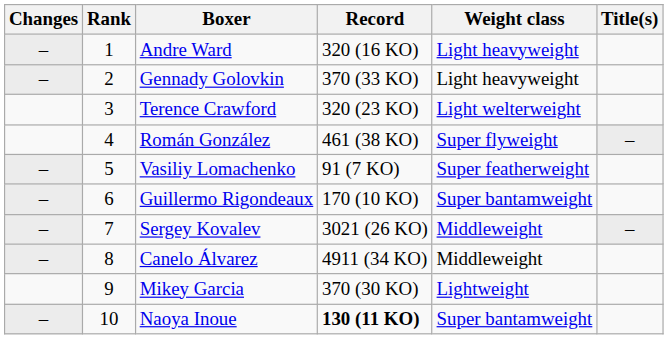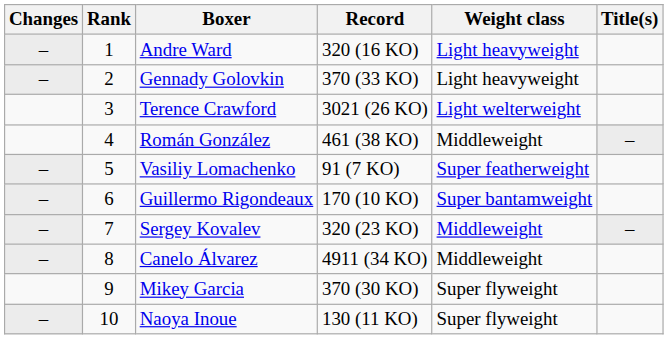(370, 109) 320 (23 KO) -> (375, 109) 3021 (26 KO)
(497, 139) Super flyweight -> (490, 139) Middleweight
(375, 229) 3021 (26 KO) -> (370, 229) 320 (23 KO)
(483, 288) Lightweight -> (497, 288) Super flyweight
(371, 318) bold -> (370, 318) normal
(514, 318) Super bantamweight -> (497, 318) Super flyweight
